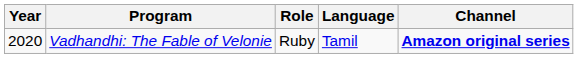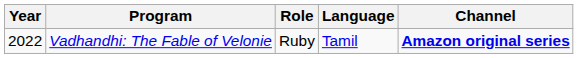(25, 41) 2020 -> (25, 41) 2022
